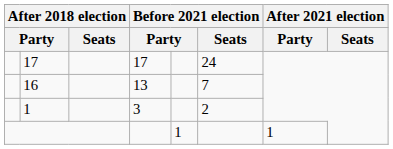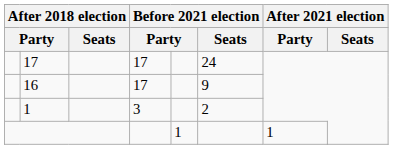(140, 86) 13 -> (140, 86) 17
(205, 86) 7 -> (205, 86) 9
